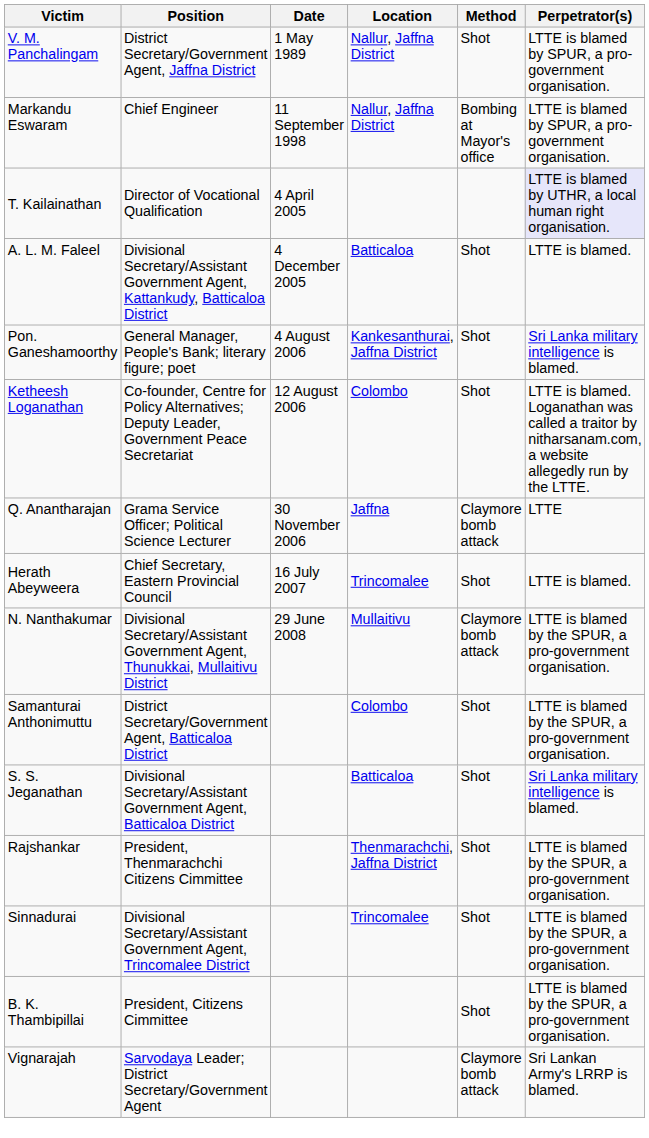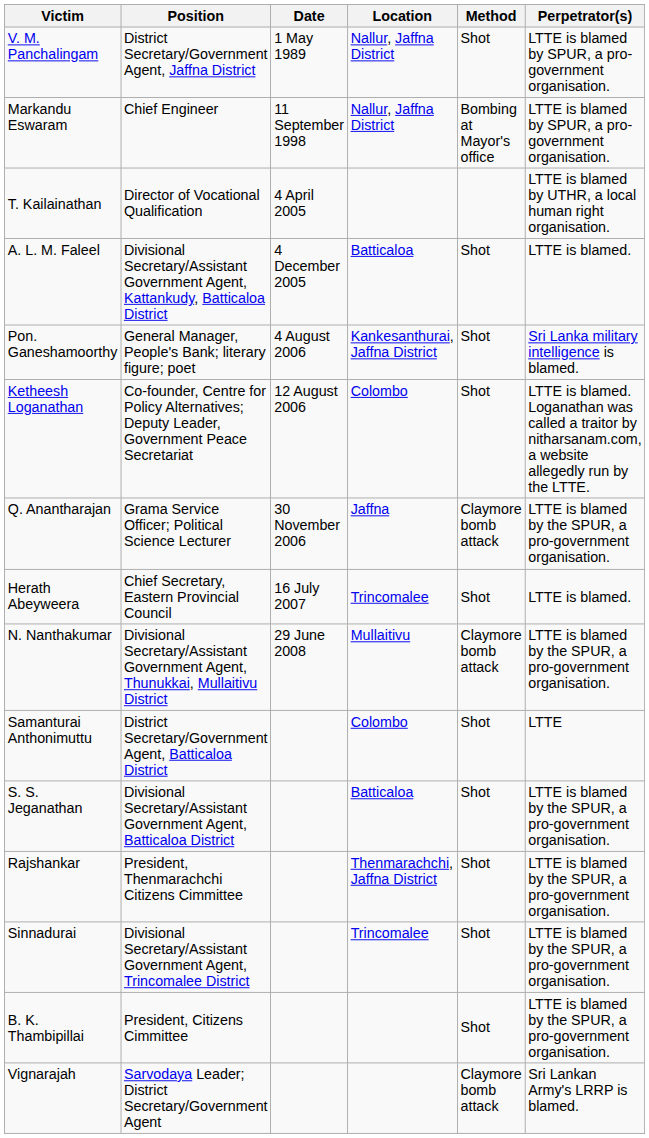(582, 204) lavender background -> (582, 204) no background
(545, 510) LTTE -> (579, 534) LTTE is blamed by the SPUR, a pro-government organisation.
(579, 730) LTTE is blamed by the SPUR, a pro-government organisation. -> (545, 722) LTTE
(583, 792) Sri Lanka military intelligence is blamed. -> (579, 816) LTTE is blamed by the SPUR, a pro-government organisation.
